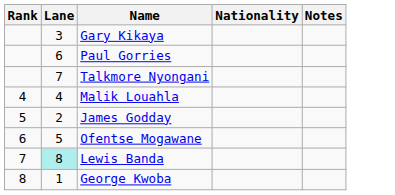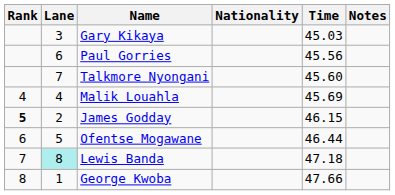+ column: (324, 15)
(23, 118) normal -> (23, 118) bold
